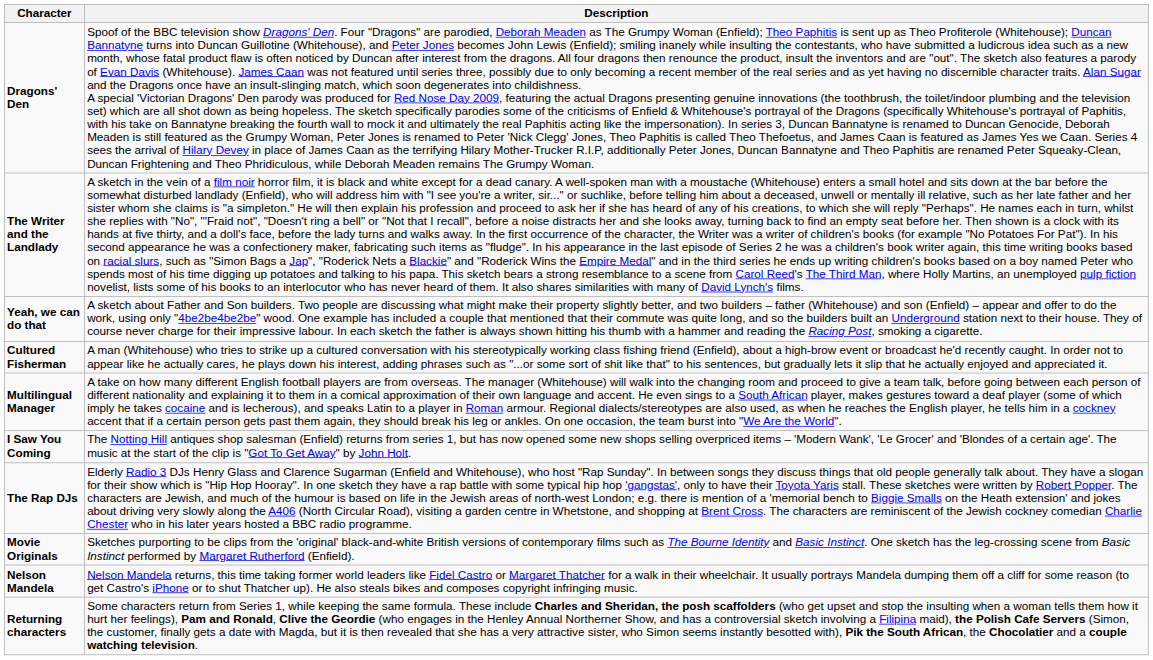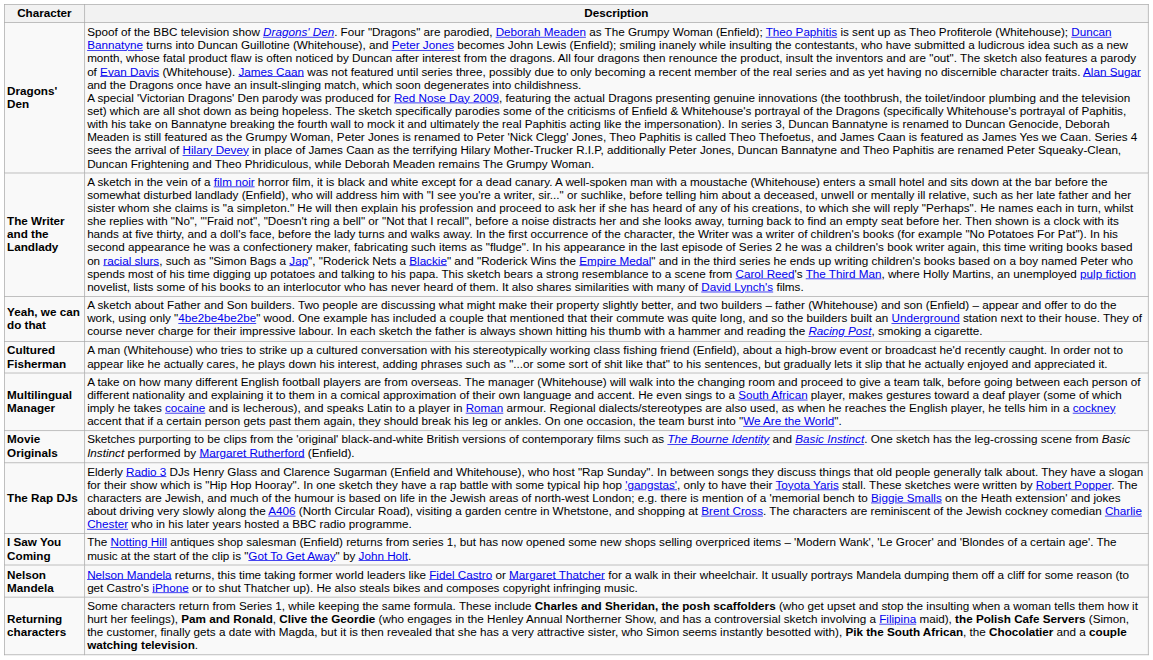rows swapped: (32, 549) <-> (34, 446)
